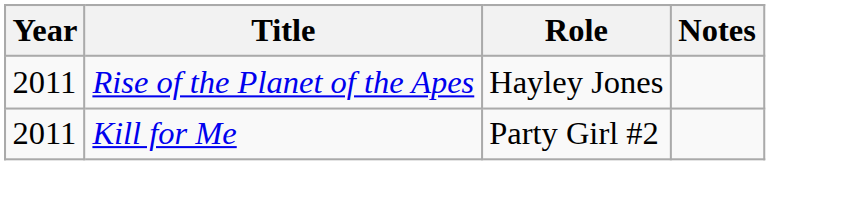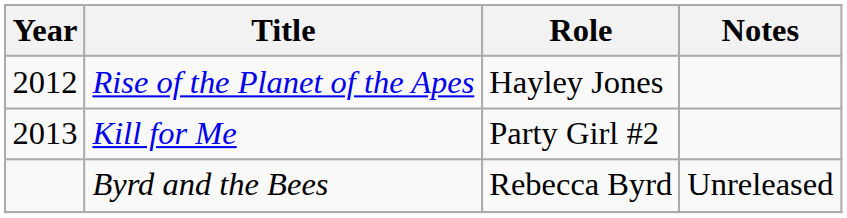(44, 81) 2011 -> (45, 81) 2012
(44, 133) 2011 -> (45, 133) 2013
+ row: (210, 184)
